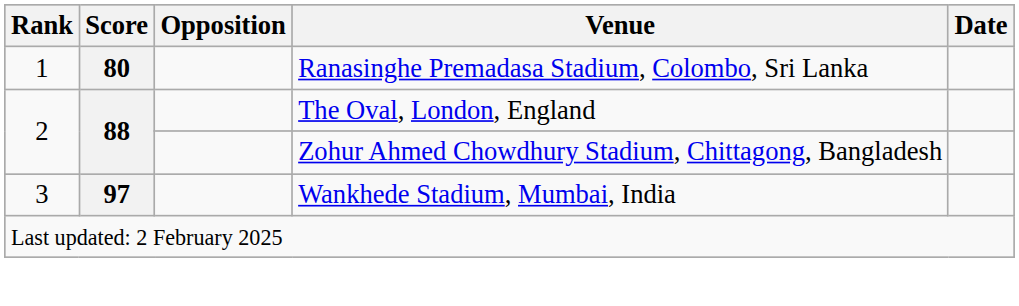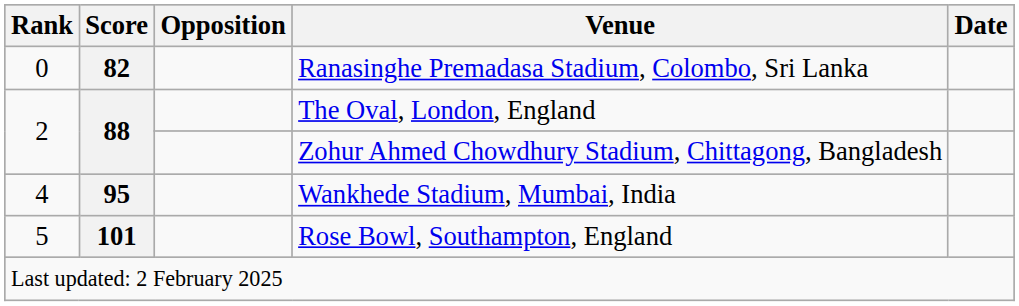(42, 67) 1 -> (42, 67) 0
(117, 67) 80 -> (117, 67) 82
(42, 194) 3 -> (42, 194) 4
(117, 194) 97 -> (117, 194) 95
+ row: (485, 236)
